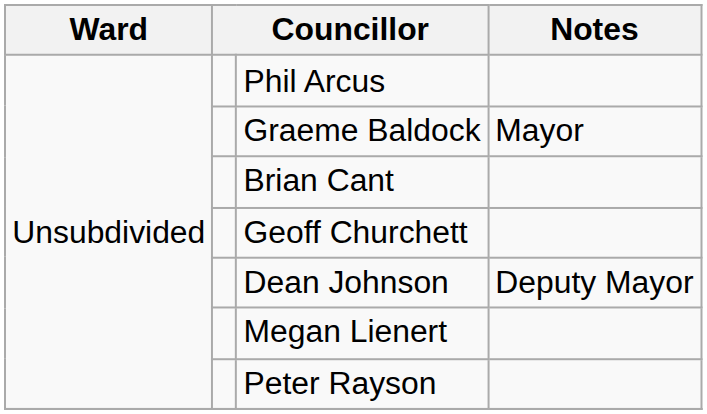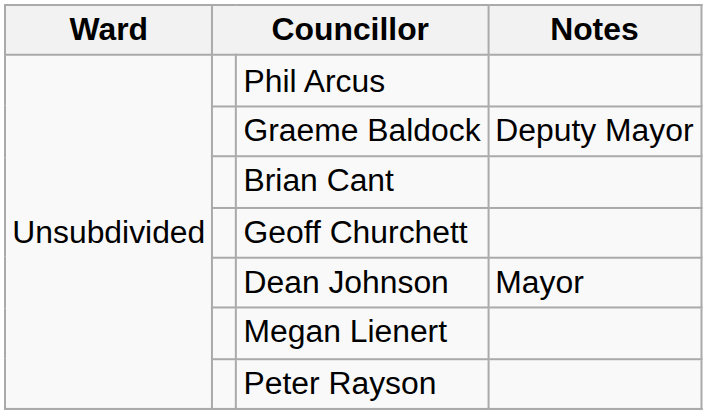(540, 130) Mayor -> (594, 130) Deputy Mayor
(594, 282) Deputy Mayor -> (540, 282) Mayor
